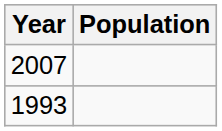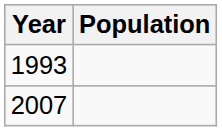rows swapped: (39, 105) <-> (39, 65)
